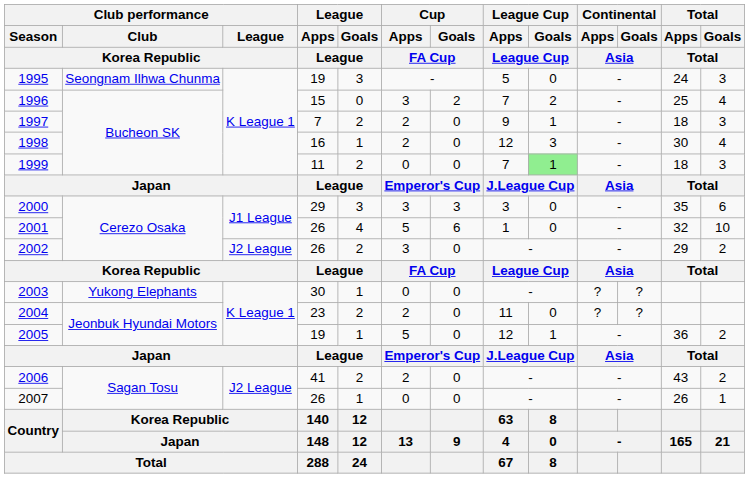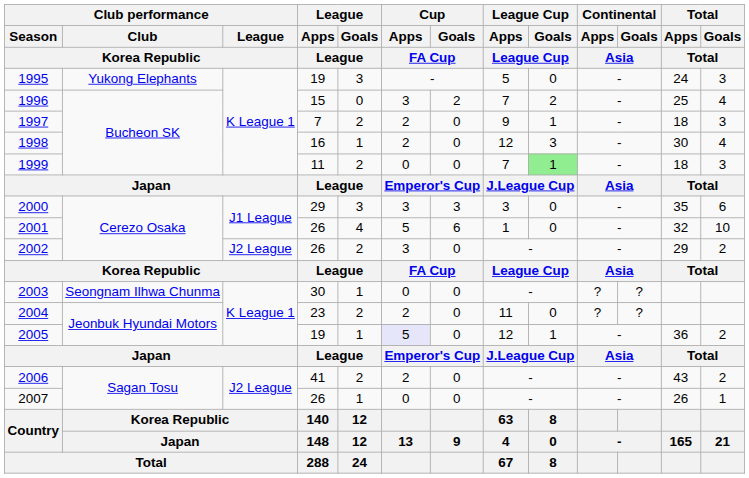(143, 79) Seongnam Ilhwa Chunma -> (143, 79) Yukong Elephants
(143, 292) Yukong Elephants -> (143, 292) Seongnam Ilhwa Chunma
(406, 334) no background -> (406, 334) lavender background
